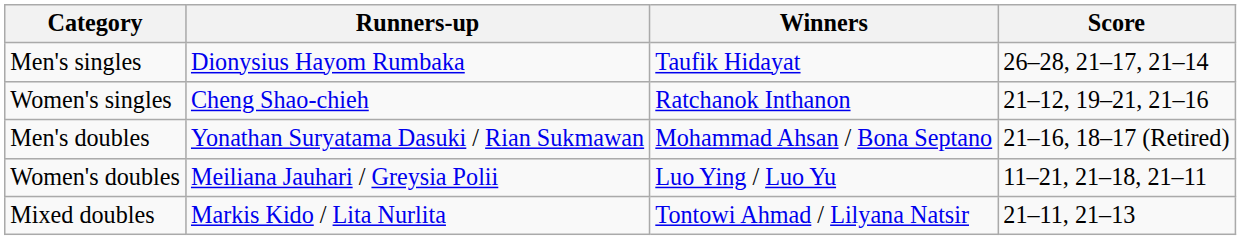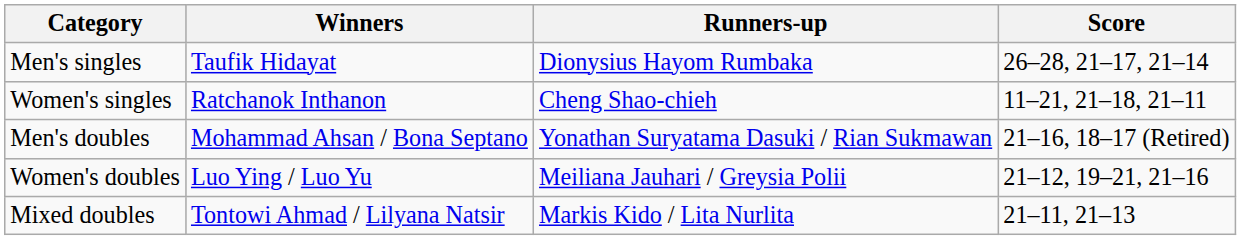columns swapped: (824, 23) <-> (418, 23)
(1106, 100) 21–12, 19–21, 21–16 -> (1105, 100) 11–21, 21–18, 21–11
(1105, 176) 11–21, 21–18, 21–11 -> (1106, 176) 21–12, 19–21, 21–16
